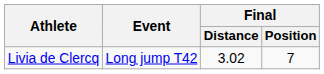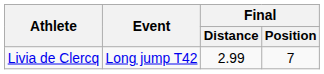(231, 58) 3.02 -> (231, 58) 2.99
